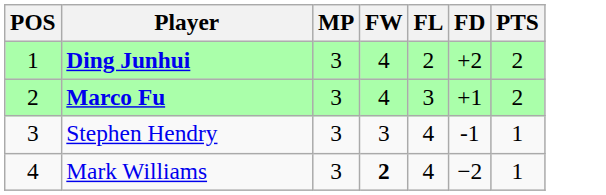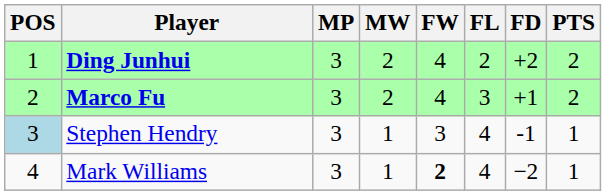+ column: (388, 23)
(33, 134) no background -> (33, 134) lightblue background
